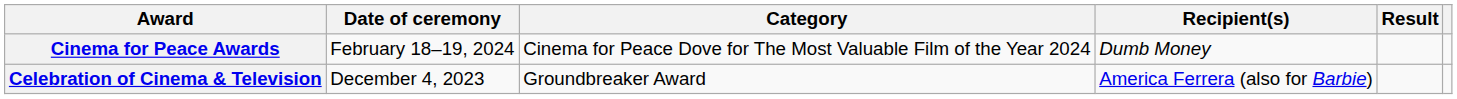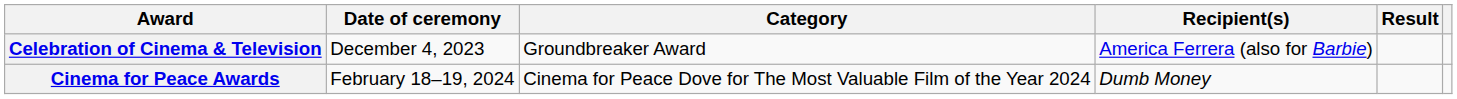rows swapped: (165, 78) <-> (165, 49)
